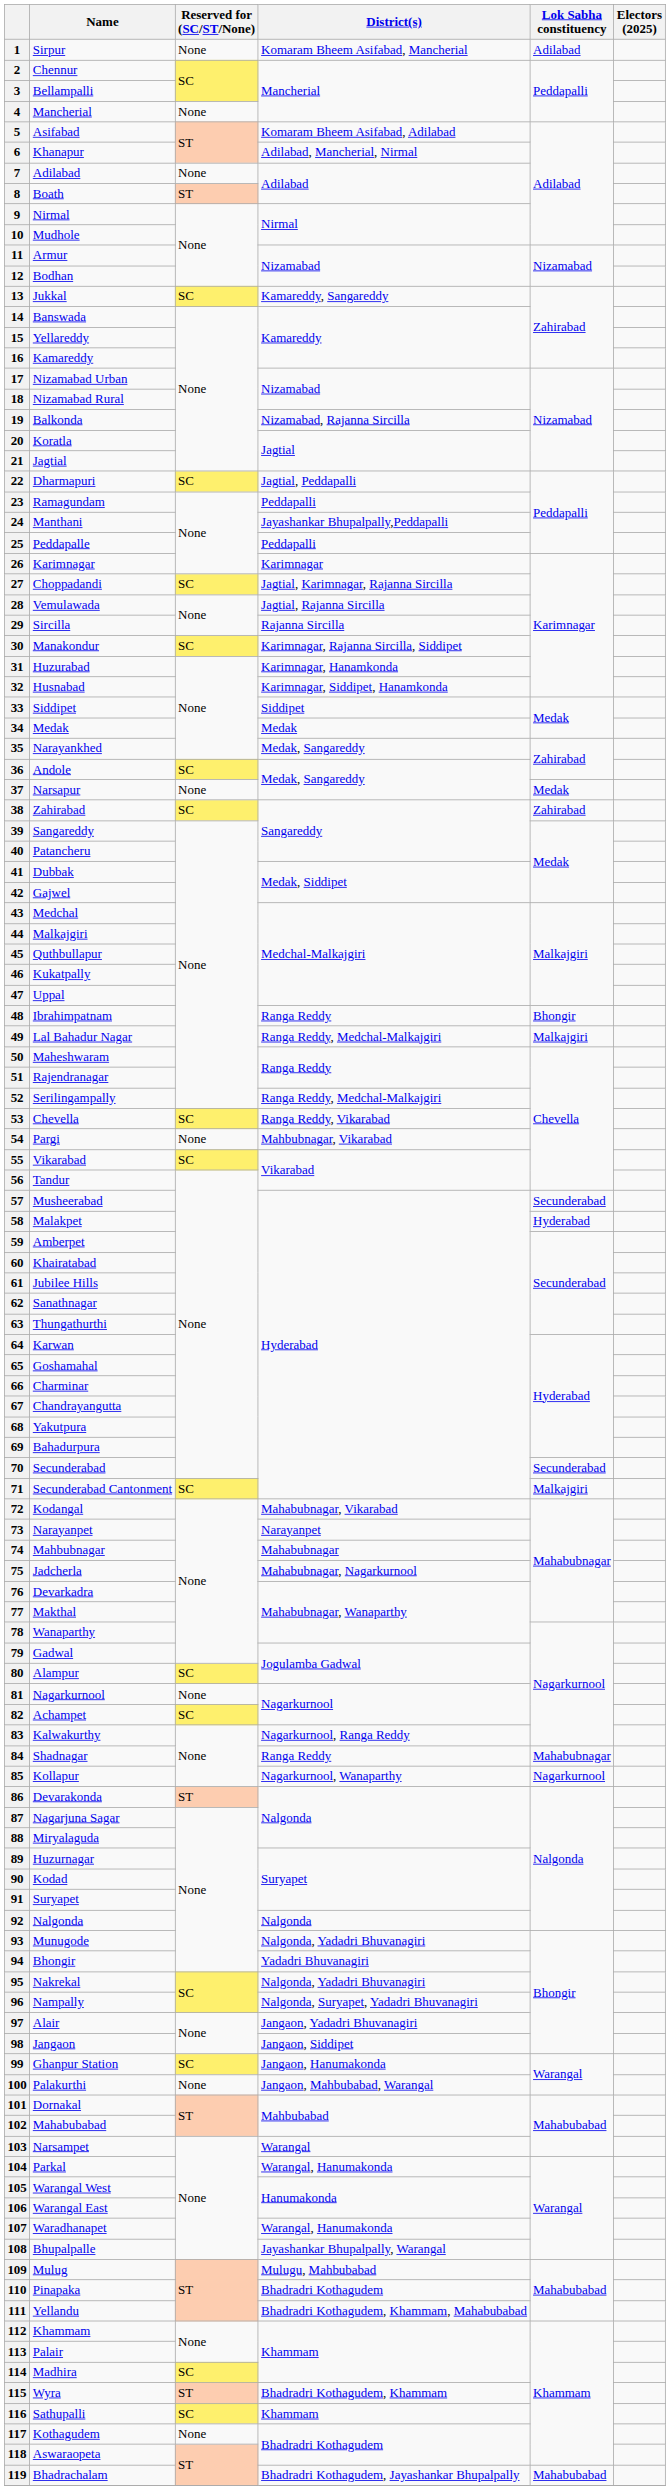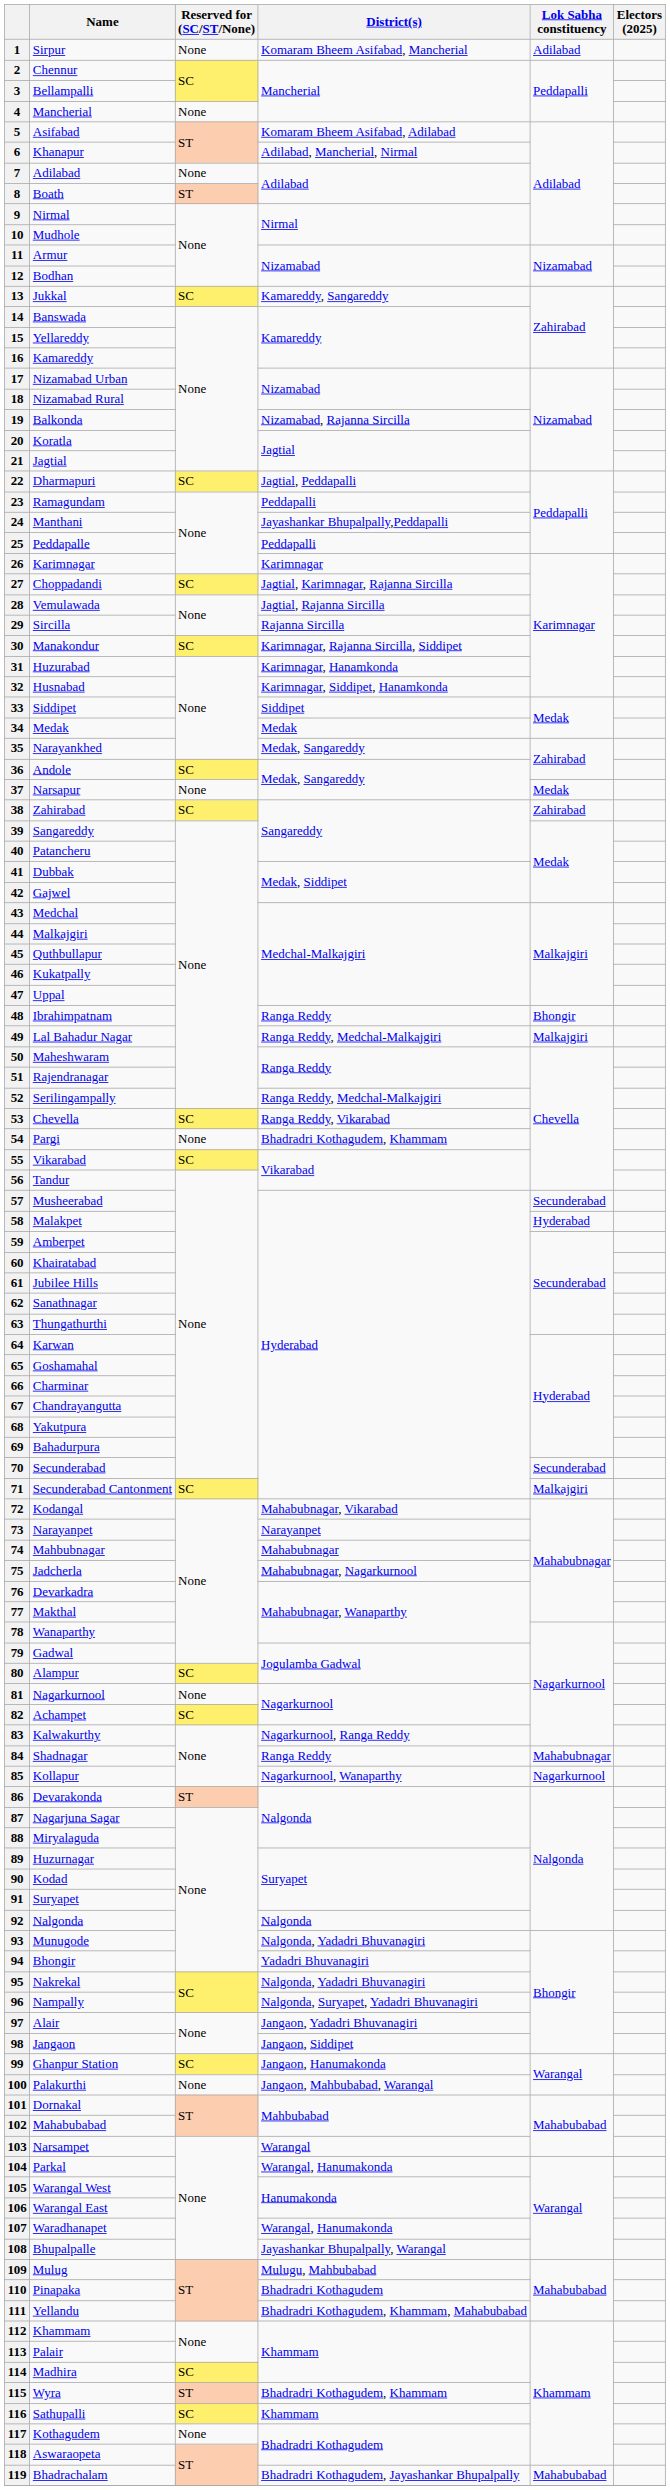(327, 1139) Mahbubnagar, Vikarabad -> (354, 1139) Bhadradri Kothagudem, Khammam
